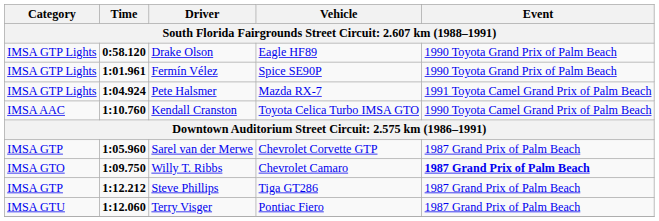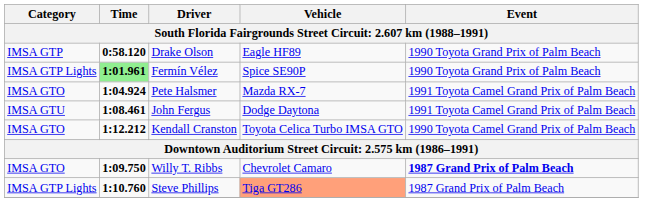(52, 52) IMSA GTP Lights -> (35, 52) IMSA GTP
(124, 71) no background -> (124, 71) lightgreen background
(52, 91) IMSA GTP Lights -> (36, 91) IMSA GTO
+ row: (181, 110)
(36, 110) IMSA AAC -> (36, 129) IMSA GTO
(124, 110) 1:10.760 -> (124, 129) 1:12.212
- row: (202, 149)
(35, 187) IMSA GTP -> (52, 187) IMSA GTP Lights
(124, 187) 1:12.212 -> (124, 187) 1:10.760
(288, 187) no background -> (272, 187) lightsalmon background
- row: (182, 206)
